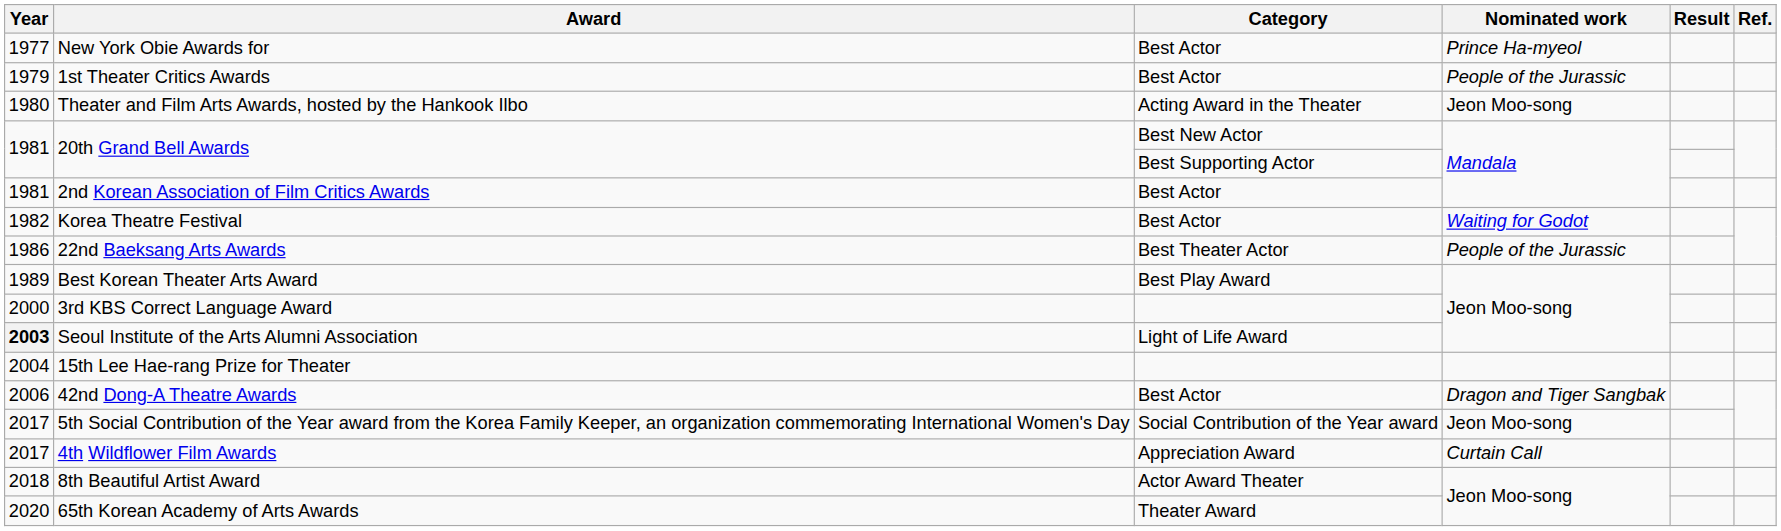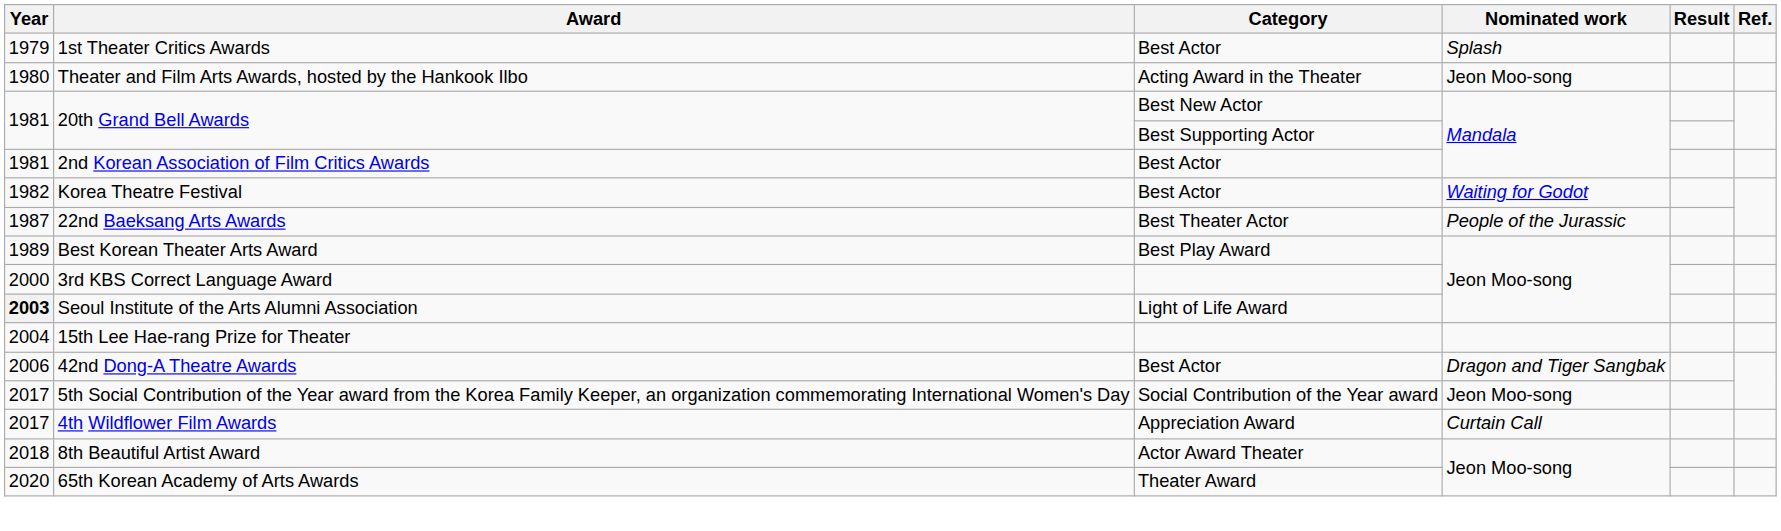- row: (164, 47)
(1536, 76) People of the Jurassic -> (1474, 47) Splash
(29, 250) 1986 -> (29, 221) 1987
